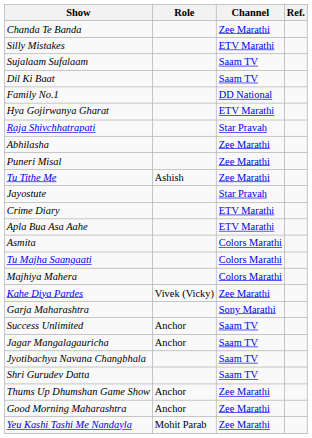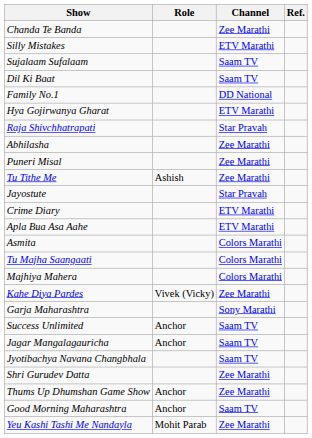(238, 375) Saam TV -> (244, 375) Zee Marathi
(244, 408) Zee Marathi -> (238, 408) Saam TV
